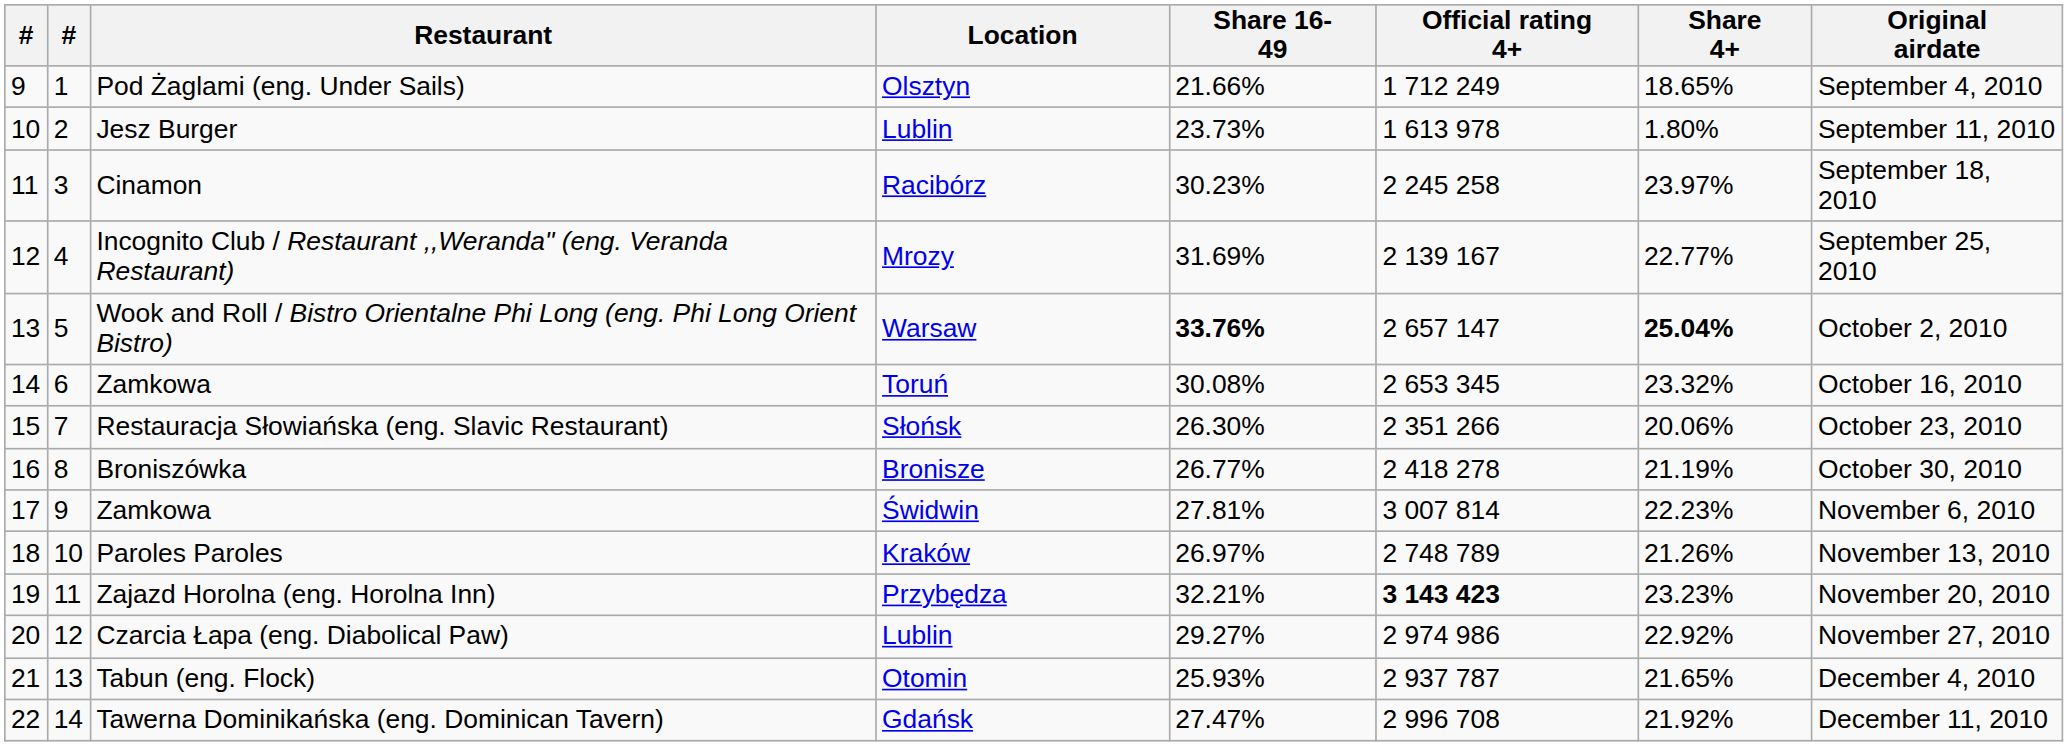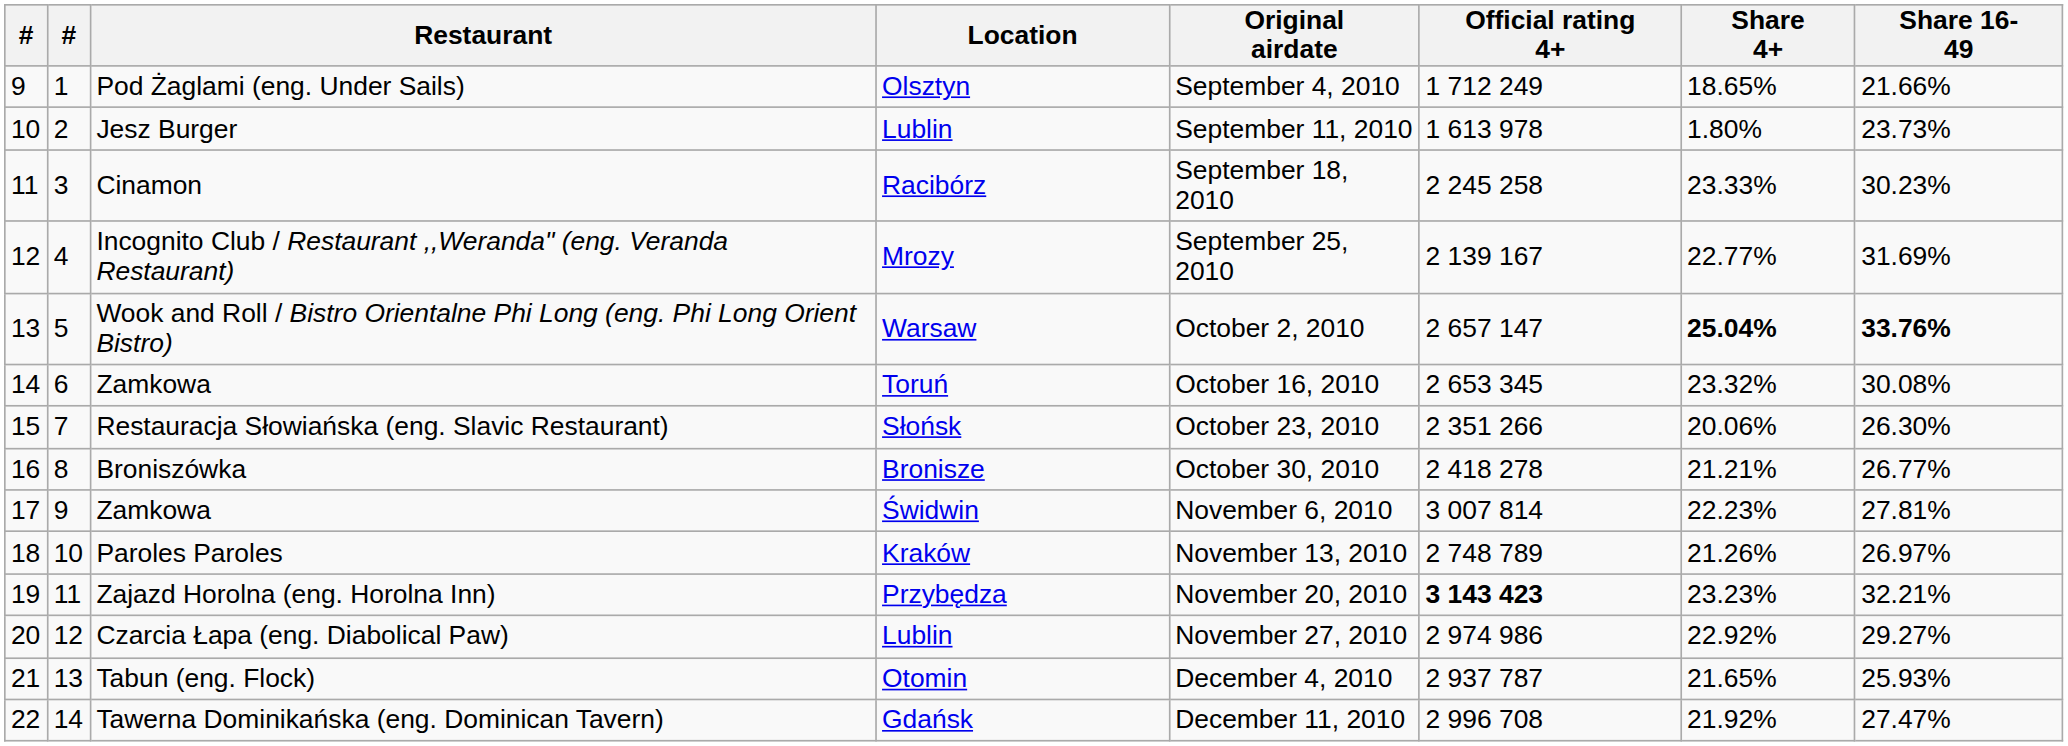columns swapped: (1937, 35) <-> (1273, 35)
(1689, 185) 23.97% -> (1732, 185) 23.33%
(1689, 468) 21.19% -> (1732, 468) 21.21%
